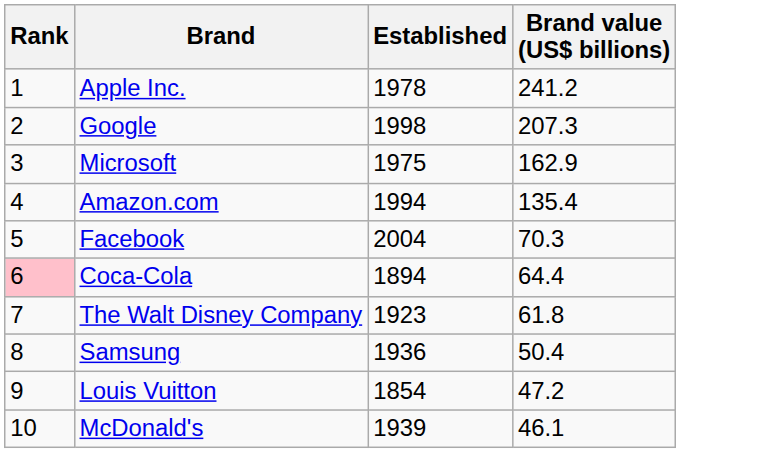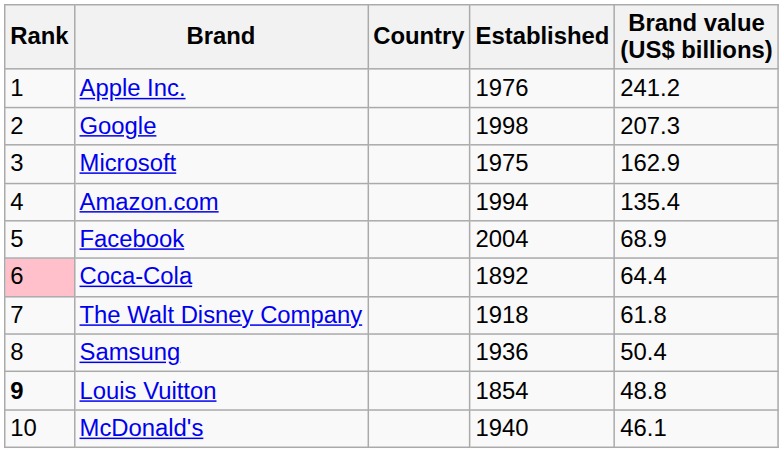+ column: (419, 36)
(400, 88) 1978 -> (502, 88) 1976
(541, 239) 70.3 -> (644, 239) 68.9
(400, 277) 1894 -> (502, 277) 1892
(400, 314) 1923 -> (502, 314) 1918
(17, 390) normal -> (17, 390) bold
(541, 390) 47.2 -> (644, 390) 48.8
(400, 428) 1939 -> (502, 428) 1940
